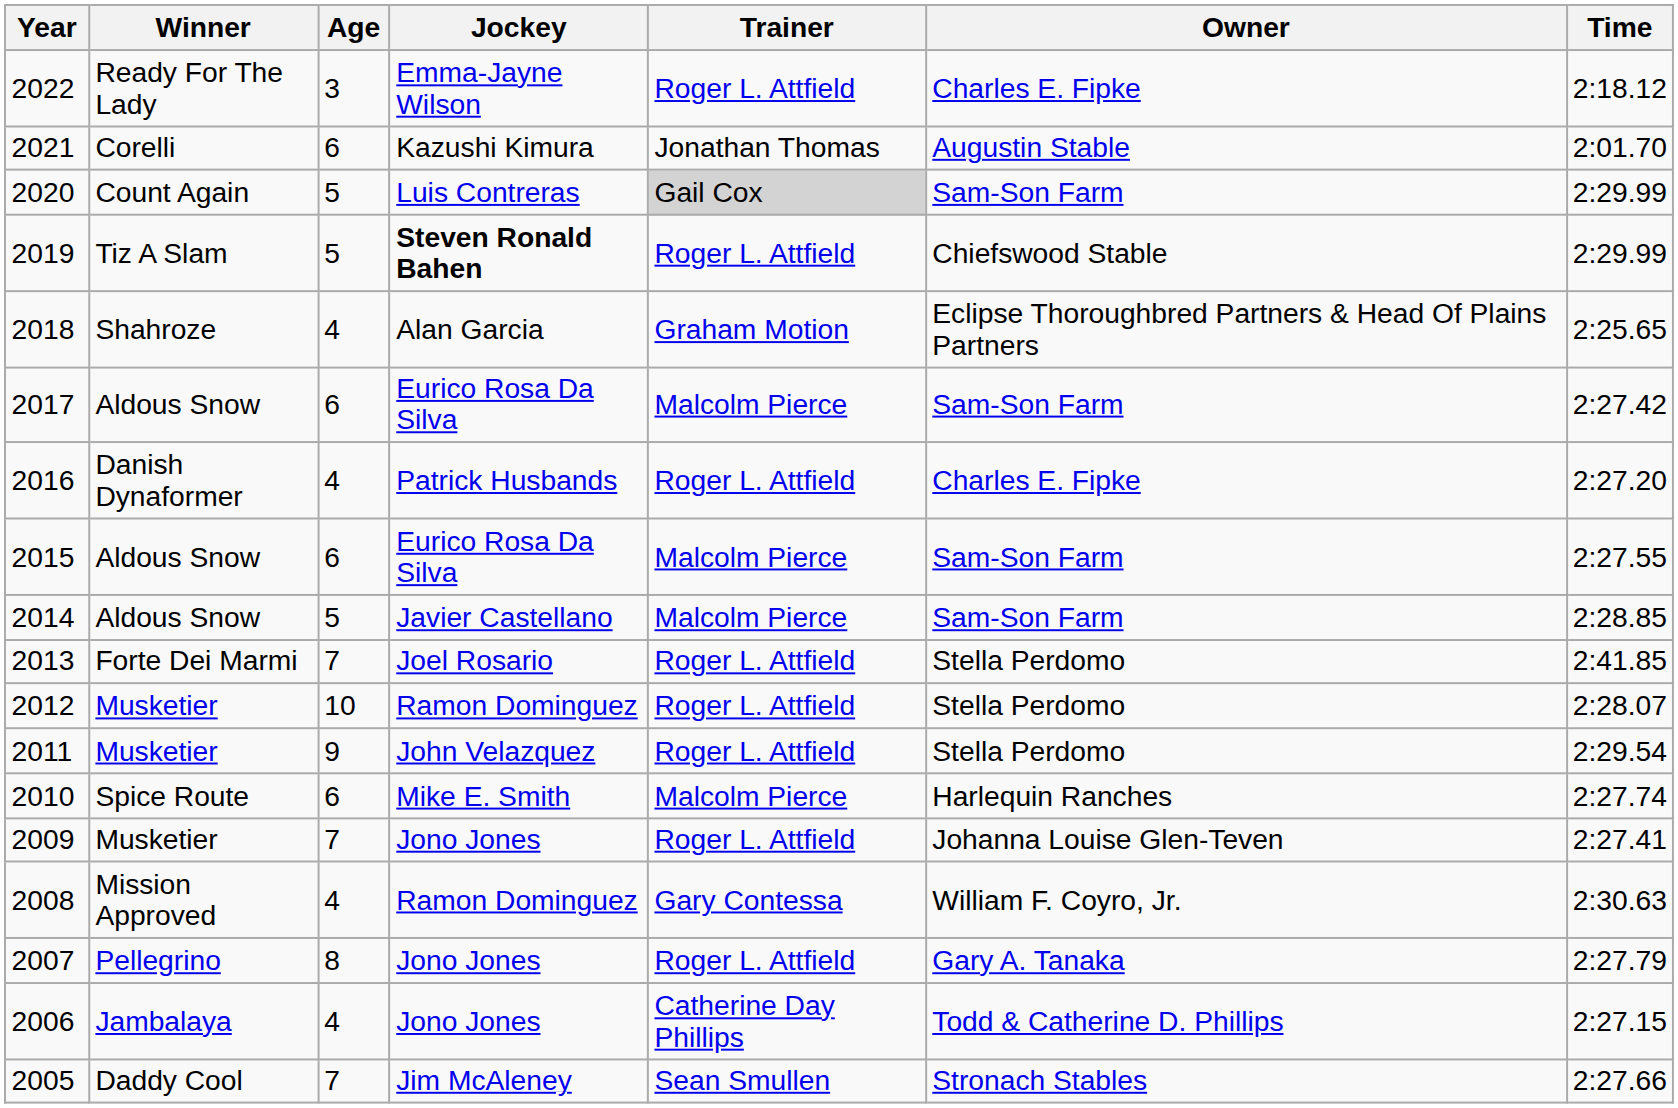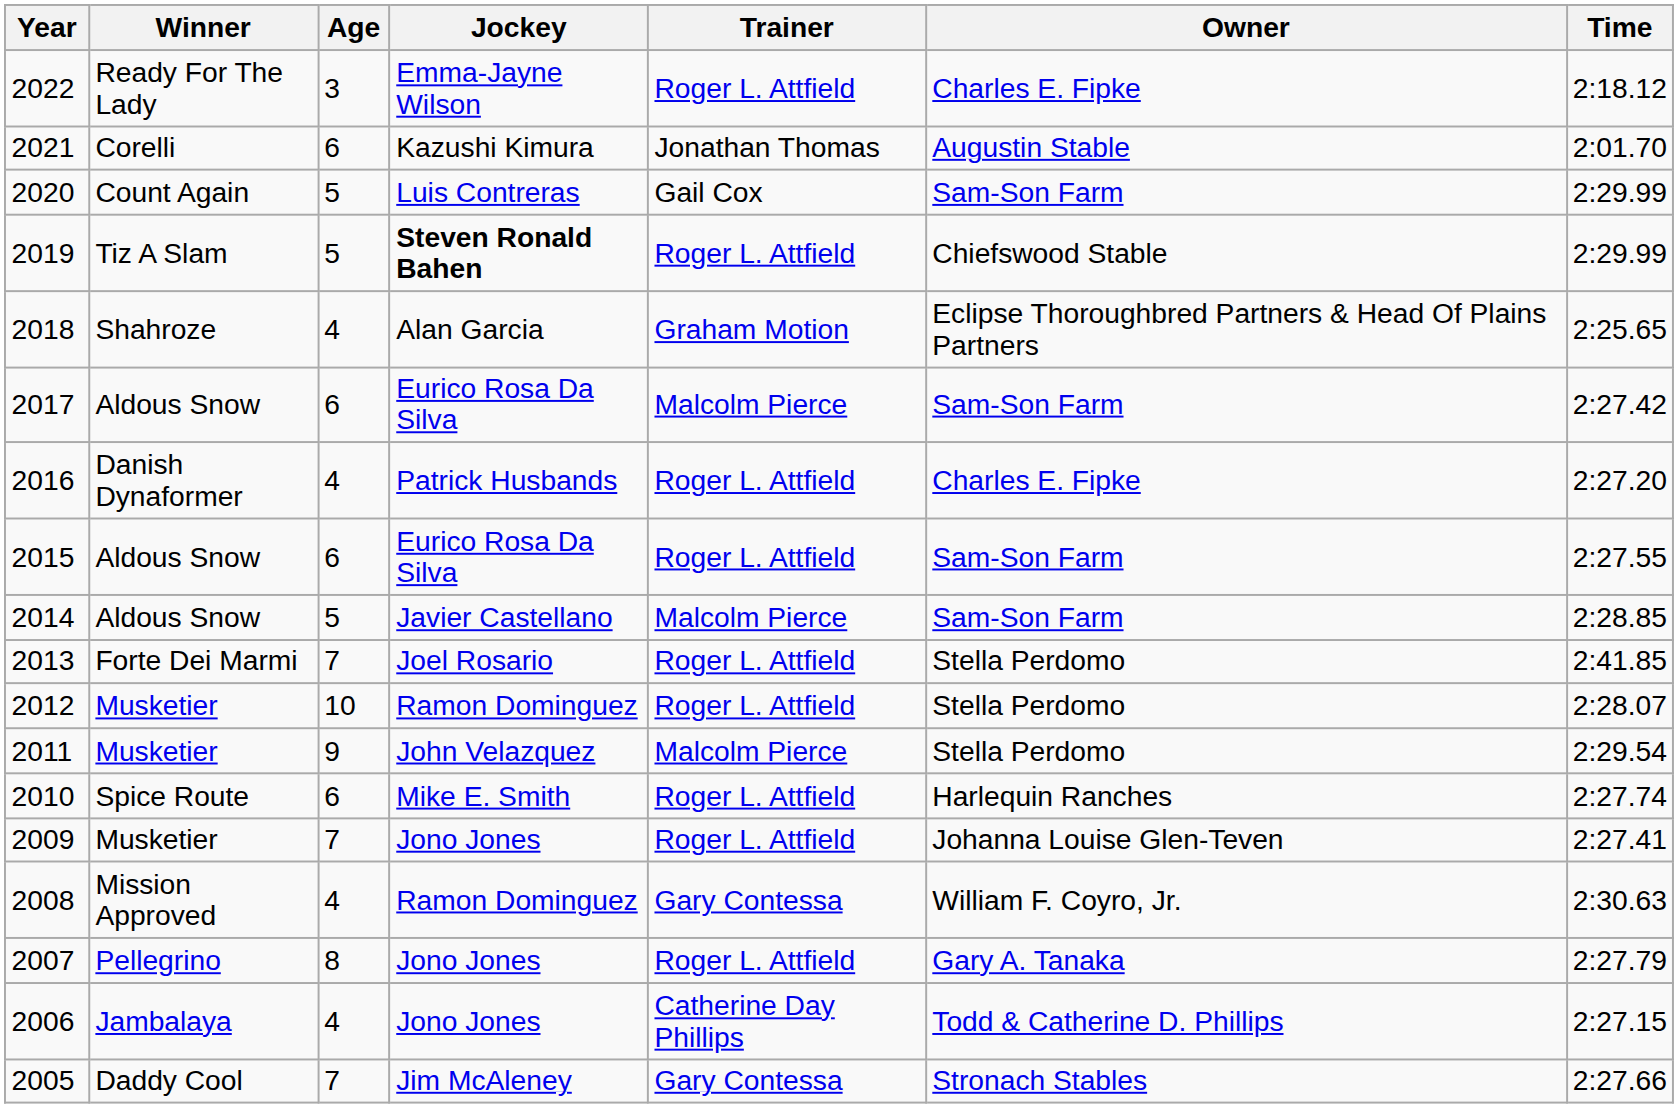(709, 193) lightgrey background -> (709, 193) no background
(751, 557) Malcolm Pierce -> (755, 557) Roger L. Attfield
(755, 751) Roger L. Attfield -> (751, 751) Malcolm Pierce
(751, 795) Malcolm Pierce -> (755, 795) Roger L. Attfield
(742, 1081) Sean Smullen -> (749, 1081) Gary Contessa
